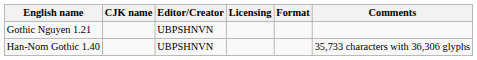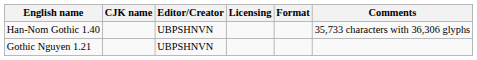rows swapped: (53, 47) <-> (49, 29)
